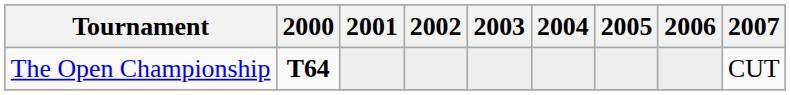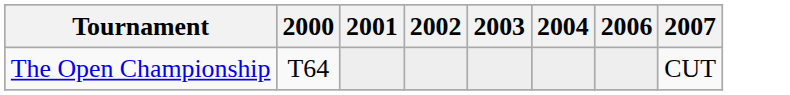- column: (626, 25)
(308, 68) bold -> (308, 68) normal
